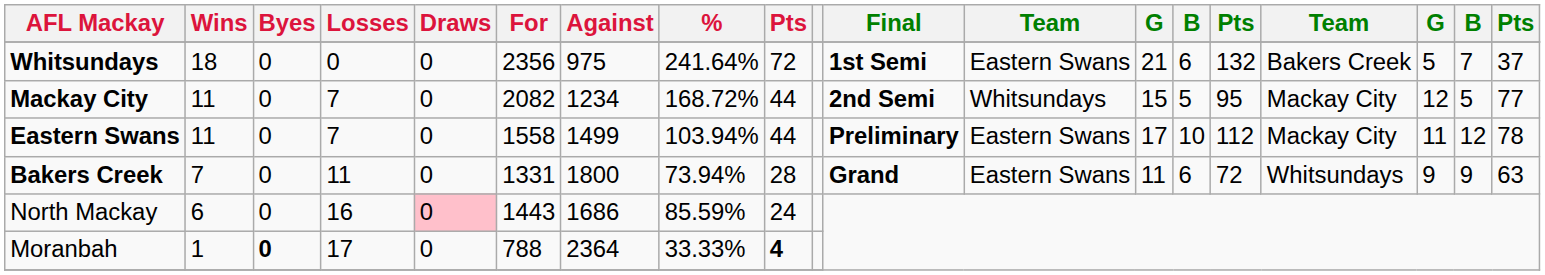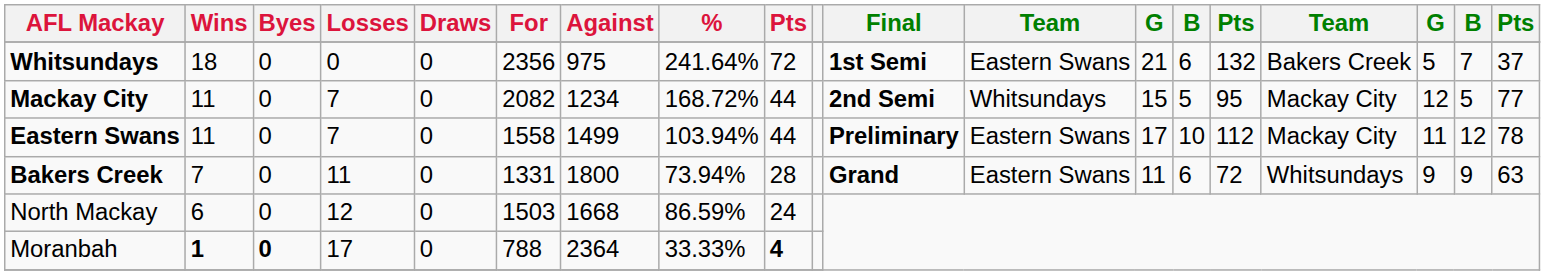(340, 212) 16 -> (340, 212) 12
(426, 212) pink background -> (426, 212) no background
(529, 212) 1443 -> (529, 212) 1503
(593, 212) 1686 -> (593, 212) 1668
(705, 212) 85.59% -> (705, 212) 86.59%
(197, 250) normal -> (197, 250) bold
